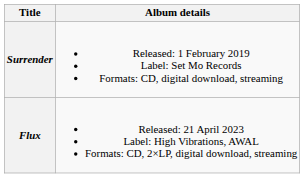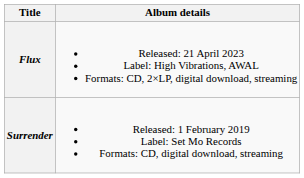rows swapped: (30, 59) <-> (30, 135)
